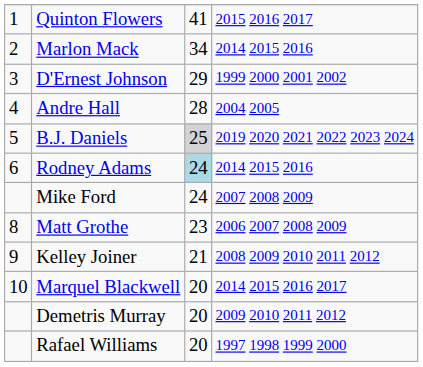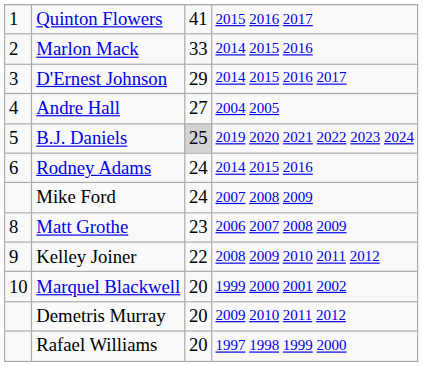(198, 49) 34 -> (198, 49) 33
(281, 78) 1999 2000 2001 2002 -> (281, 78) 2014 2015 2016 2017
(198, 108) 28 -> (198, 108) 27
(198, 167) lightblue background -> (198, 167) no background
(198, 256) 21 -> (198, 256) 22
(281, 286) 2014 2015 2016 2017 -> (281, 286) 1999 2000 2001 2002
